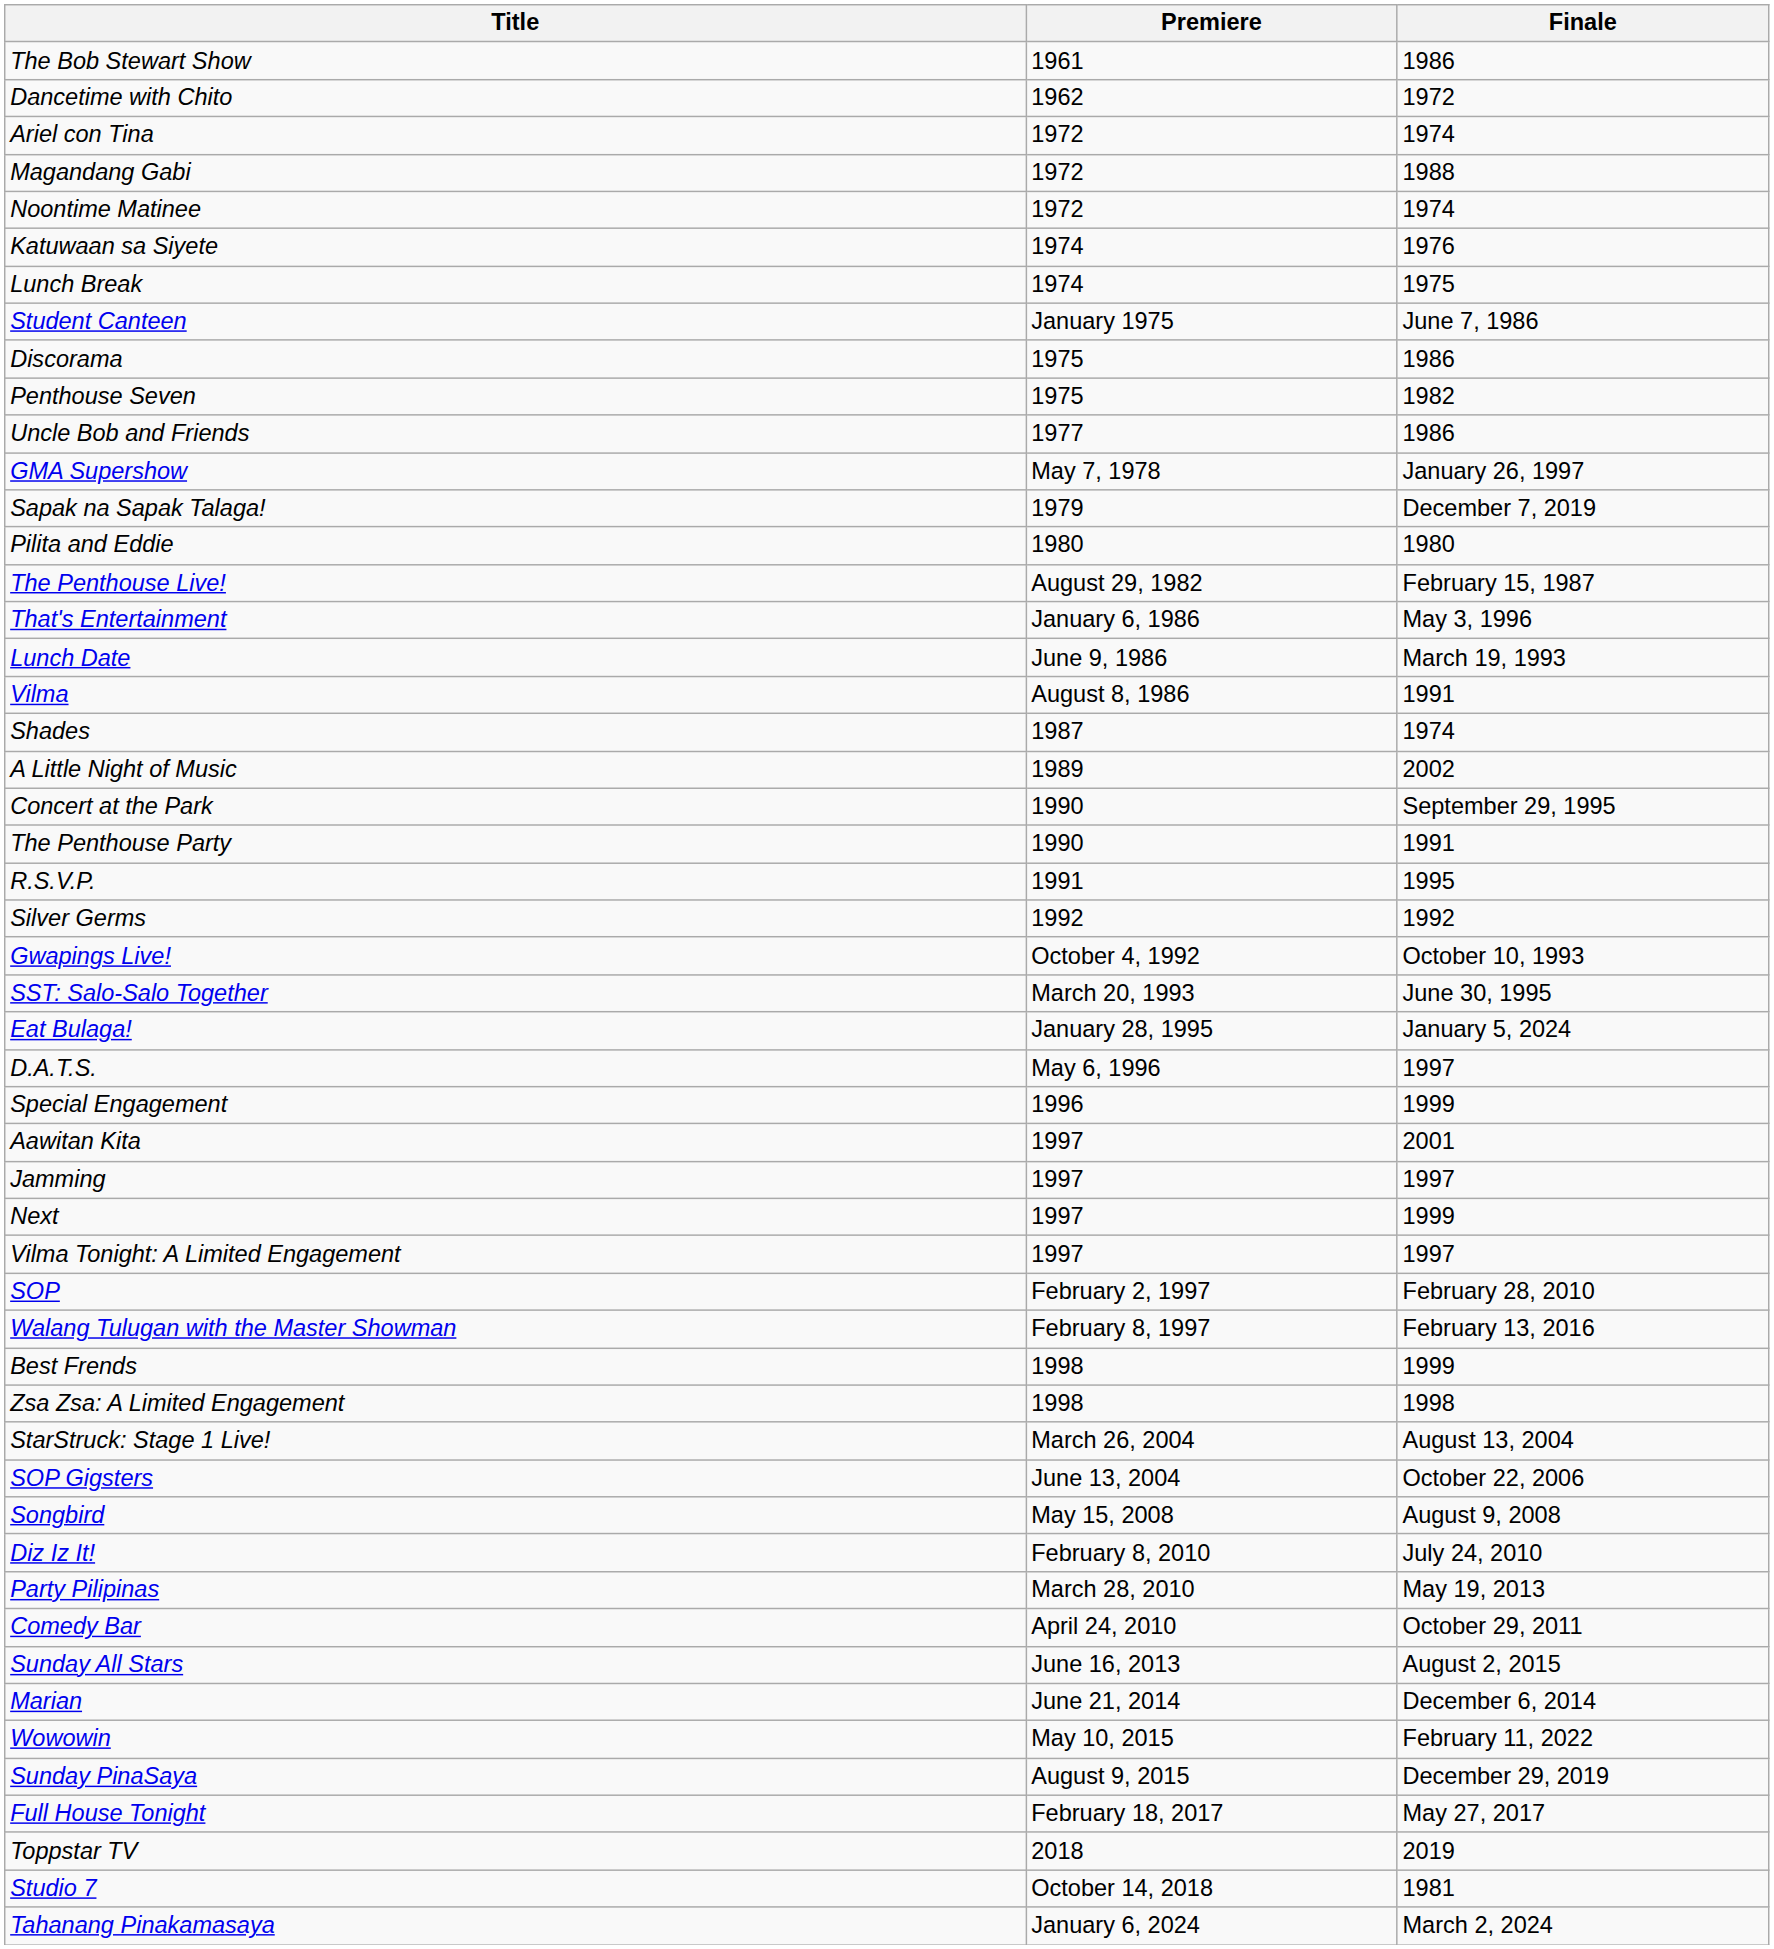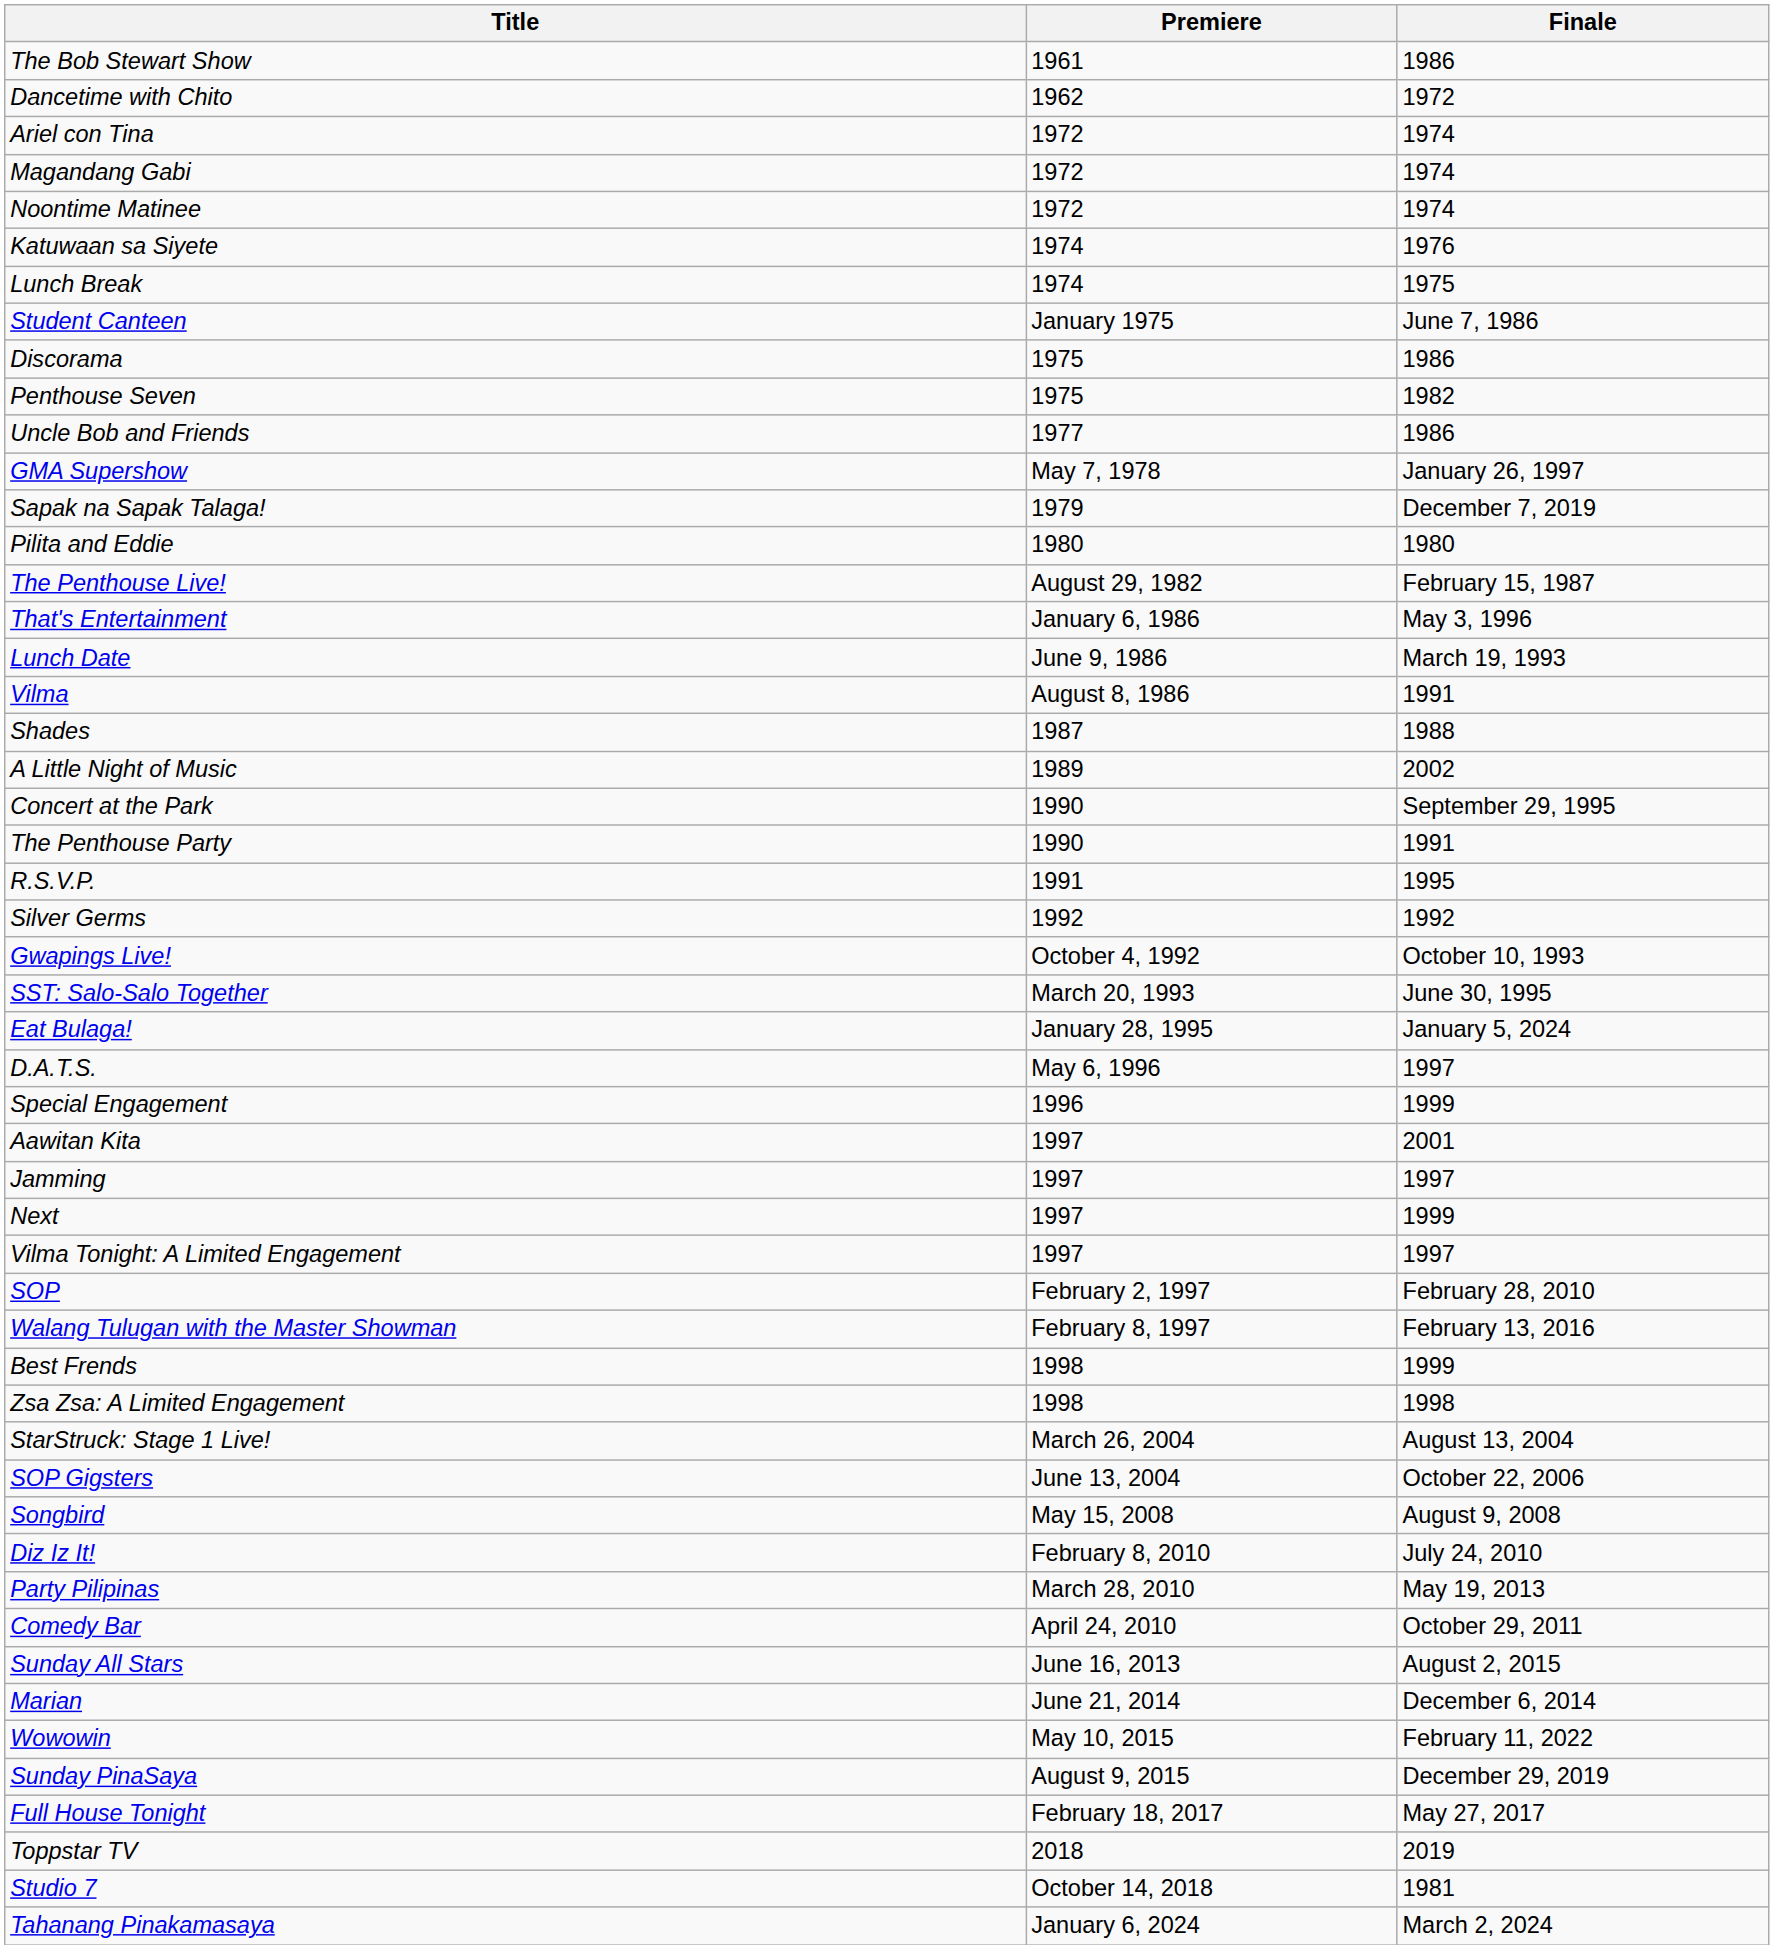(1429, 172) 1988 -> (1429, 172) 1974
(1429, 731) 1974 -> (1429, 731) 1988
